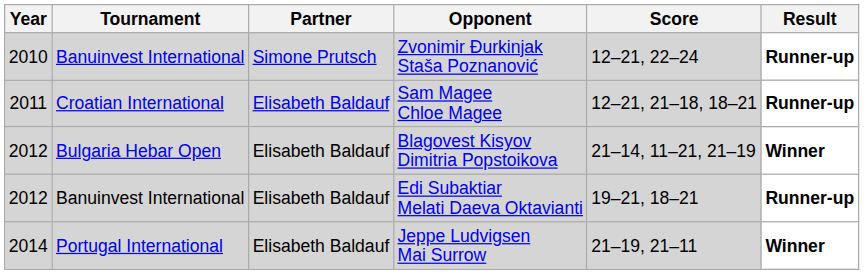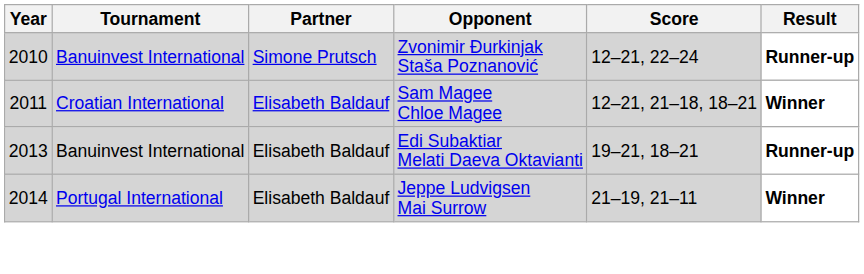(810, 104) Runner-up -> (795, 104) Winner
- row: (478, 151)
(28, 198) 2012 -> (28, 151) 2013
